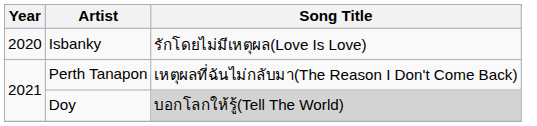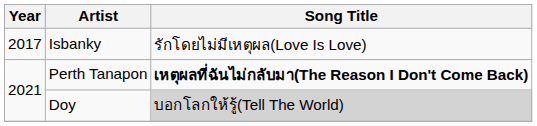(25, 43) 2020 -> (25, 43) 2017
(336, 75) normal -> (341, 75) bold
